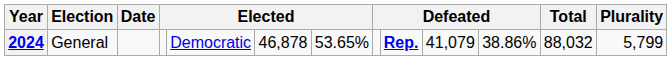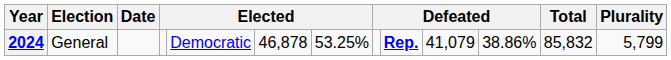(342, 42) 53.65% -> (342, 42) 53.25%
(568, 42) 88,032 -> (568, 42) 85,832
